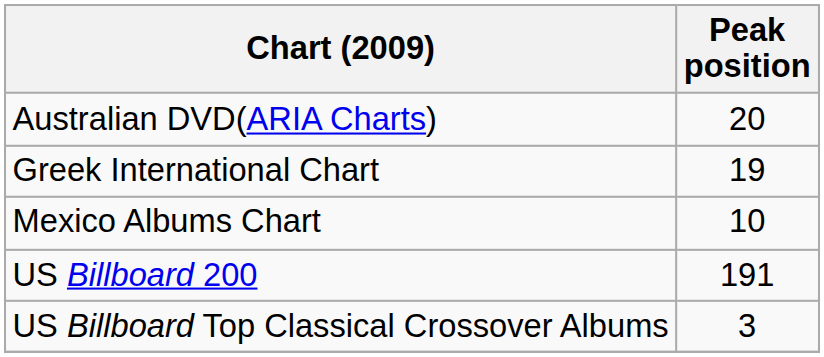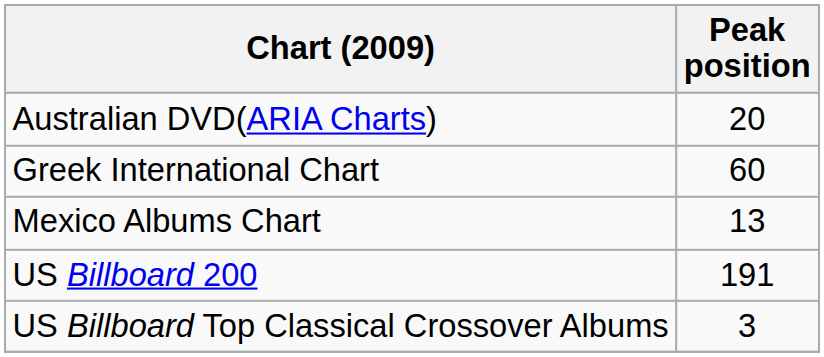(747, 170) 19 -> (747, 170) 60
(747, 222) 10 -> (747, 222) 13
